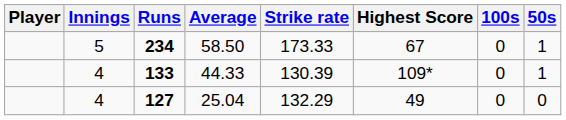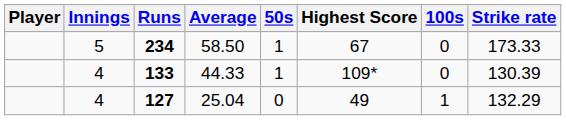columns swapped: (307, 18) <-> (542, 18)
(500, 100) 0 -> (445, 100) 1
